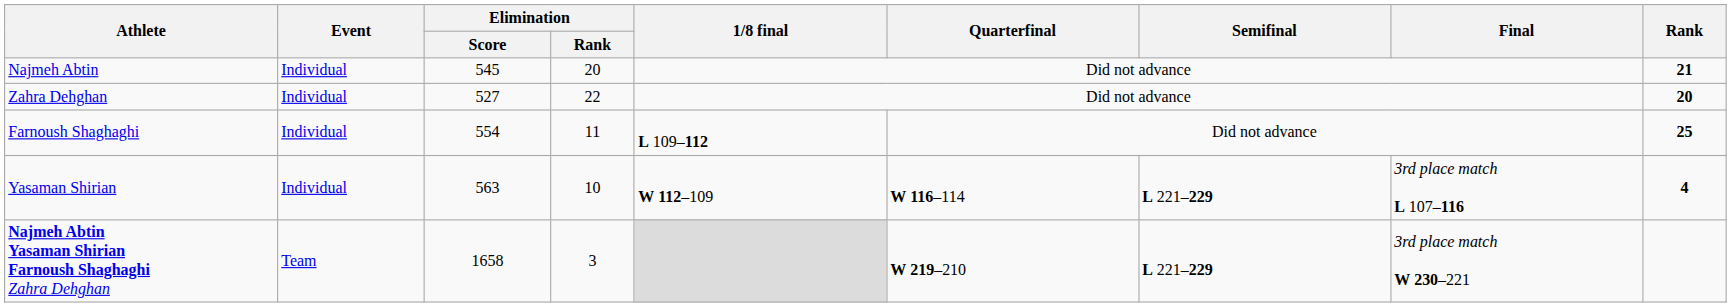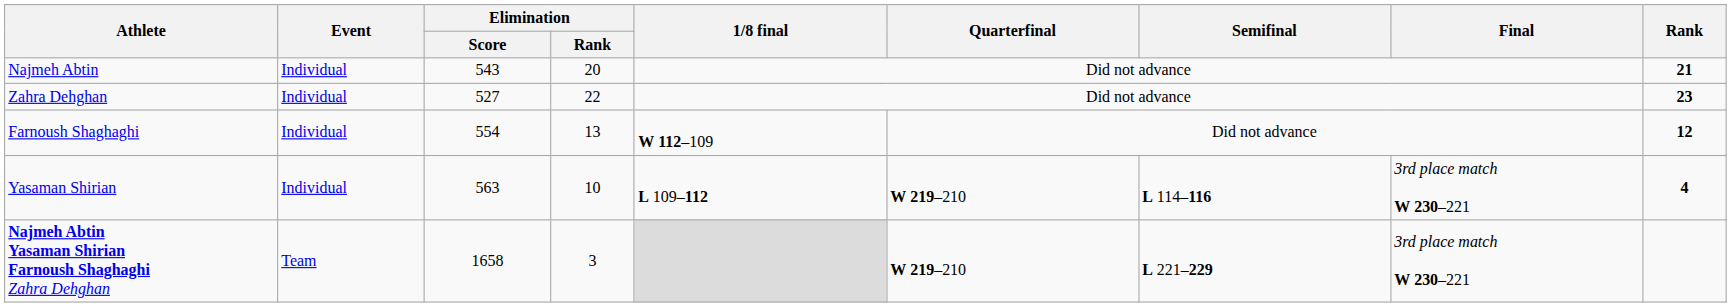(487, 70) 545 -> (487, 70) 543
(1684, 97) 20 -> (1684, 97) 23
(592, 132) 11 -> (592, 132) 13
(673, 142) L 109–112 -> (676, 142) W 112–109
(1684, 132) 25 -> (1684, 132) 12
(676, 197) W 112–109 -> (673, 197) L 109–112
(927, 197) W 116–114 -> (928, 197) W 219–210
(1177, 197) L 221–229 -> (1177, 197) L 114–116
(1446, 187) 3rd place match L 107–116 -> (1446, 187) 3rd place match W 230–221
